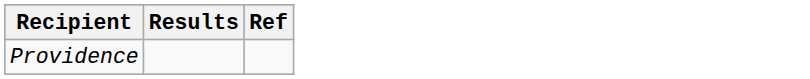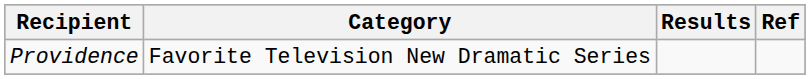+ column: (400, 22)
